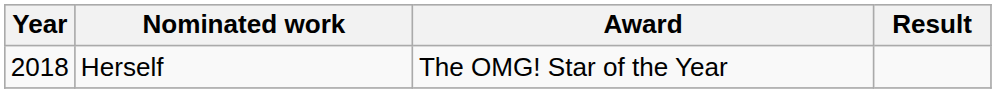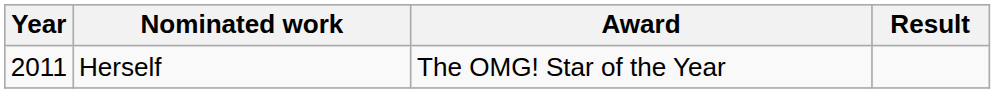(40, 66) 2018 -> (39, 66) 2011
